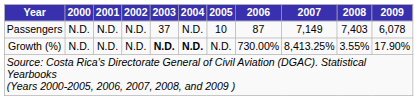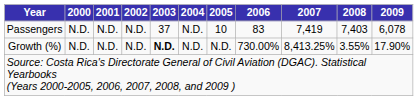(258, 29) 87 -> (258, 29) 83
(309, 29) 7,149 -> (309, 29) 7,419
(193, 46) bold -> (193, 46) normal
